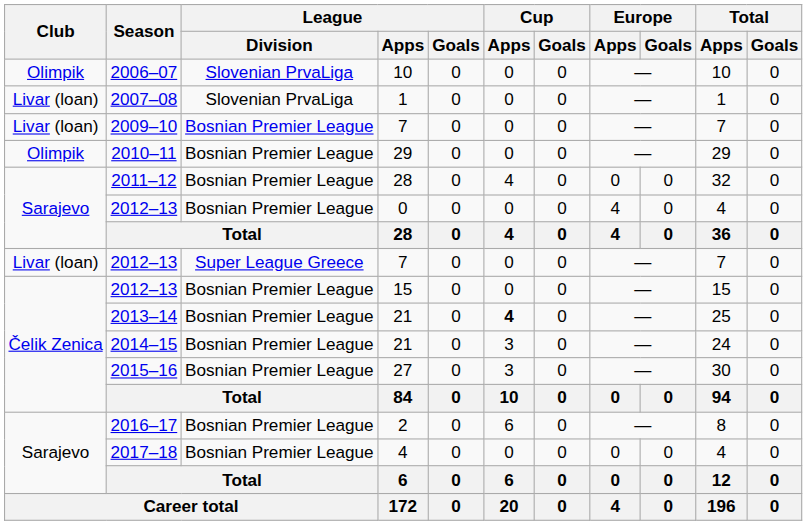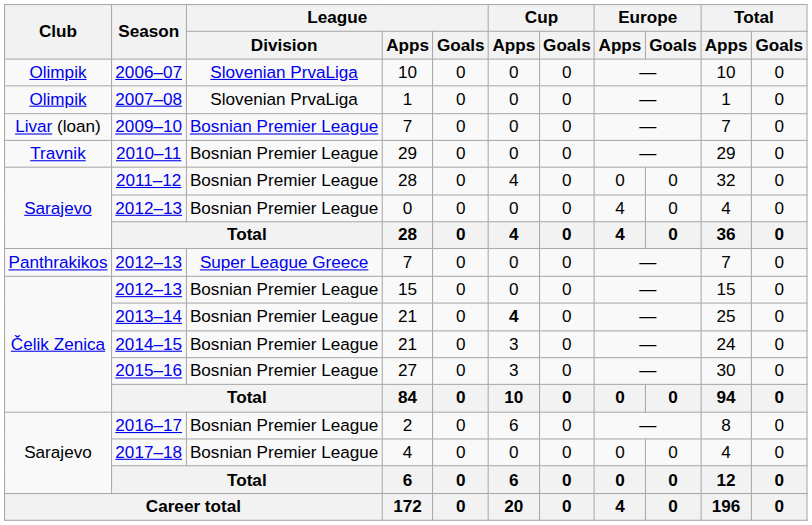(56, 99) Livar (loan) -> (58, 99) Olimpik
(56, 153) Olimpik -> (58, 153) Travnik
(56, 262) Livar (loan) -> (58, 262) Panthrakikos
